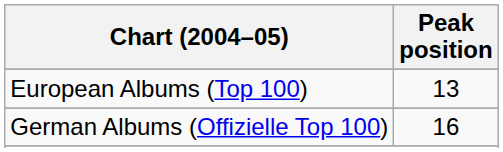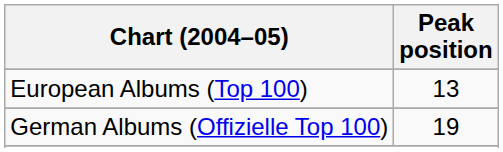(446, 126) 16 -> (446, 126) 19
